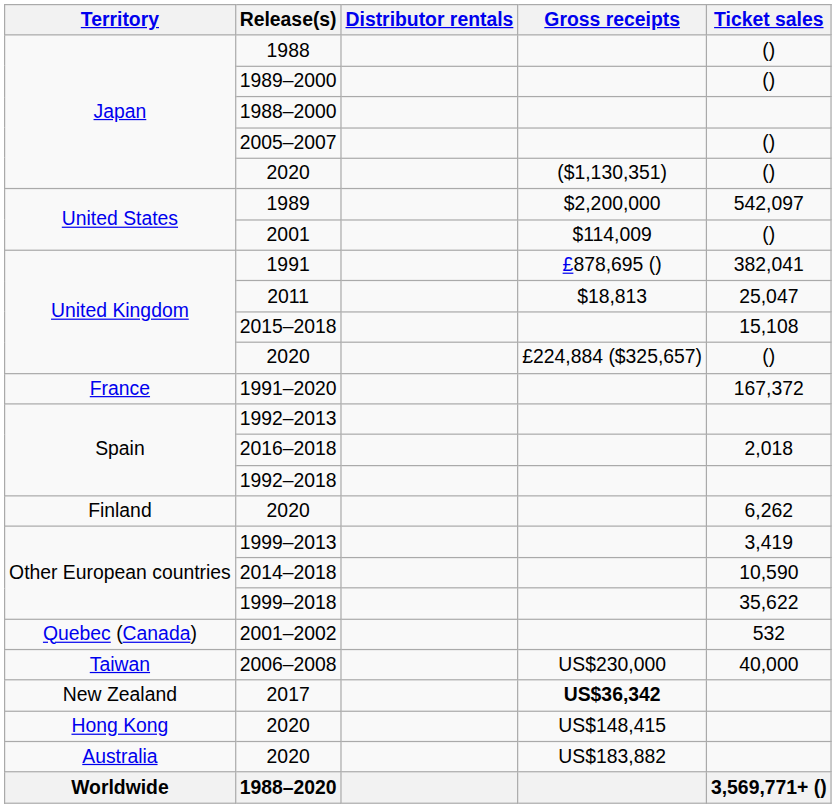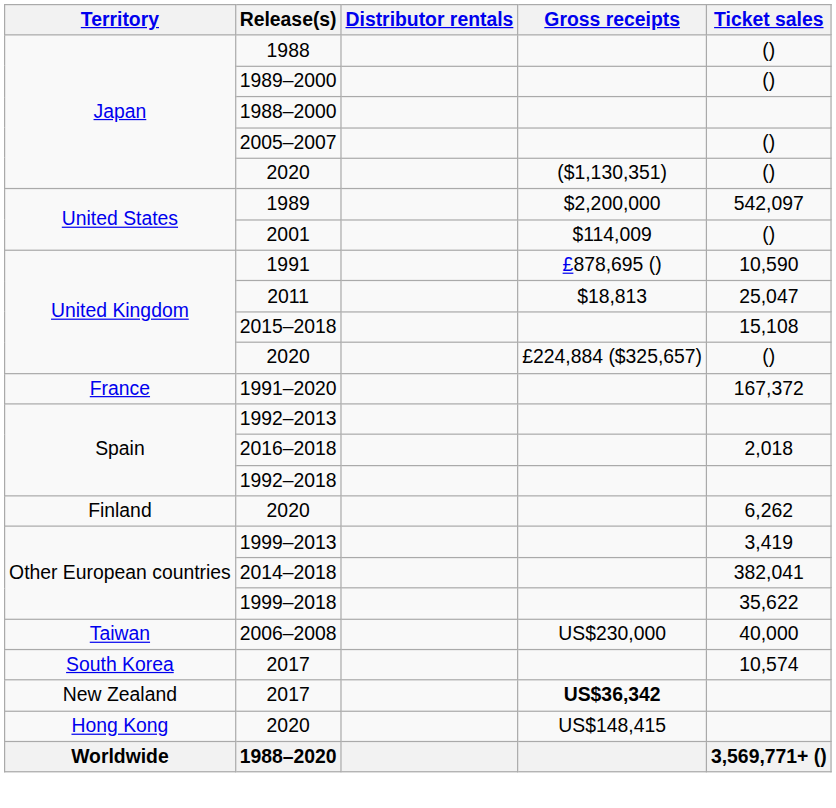(769, 265) 382,041 -> (769, 265) 10,590
(769, 572) 10,590 -> (769, 572) 382,041
- row: (120, 633)
+ row: (120, 664)
- row: (120, 756)
